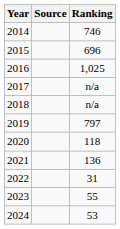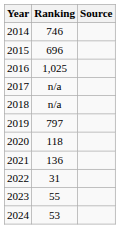columns swapped: (92, 13) <-> (50, 13)
